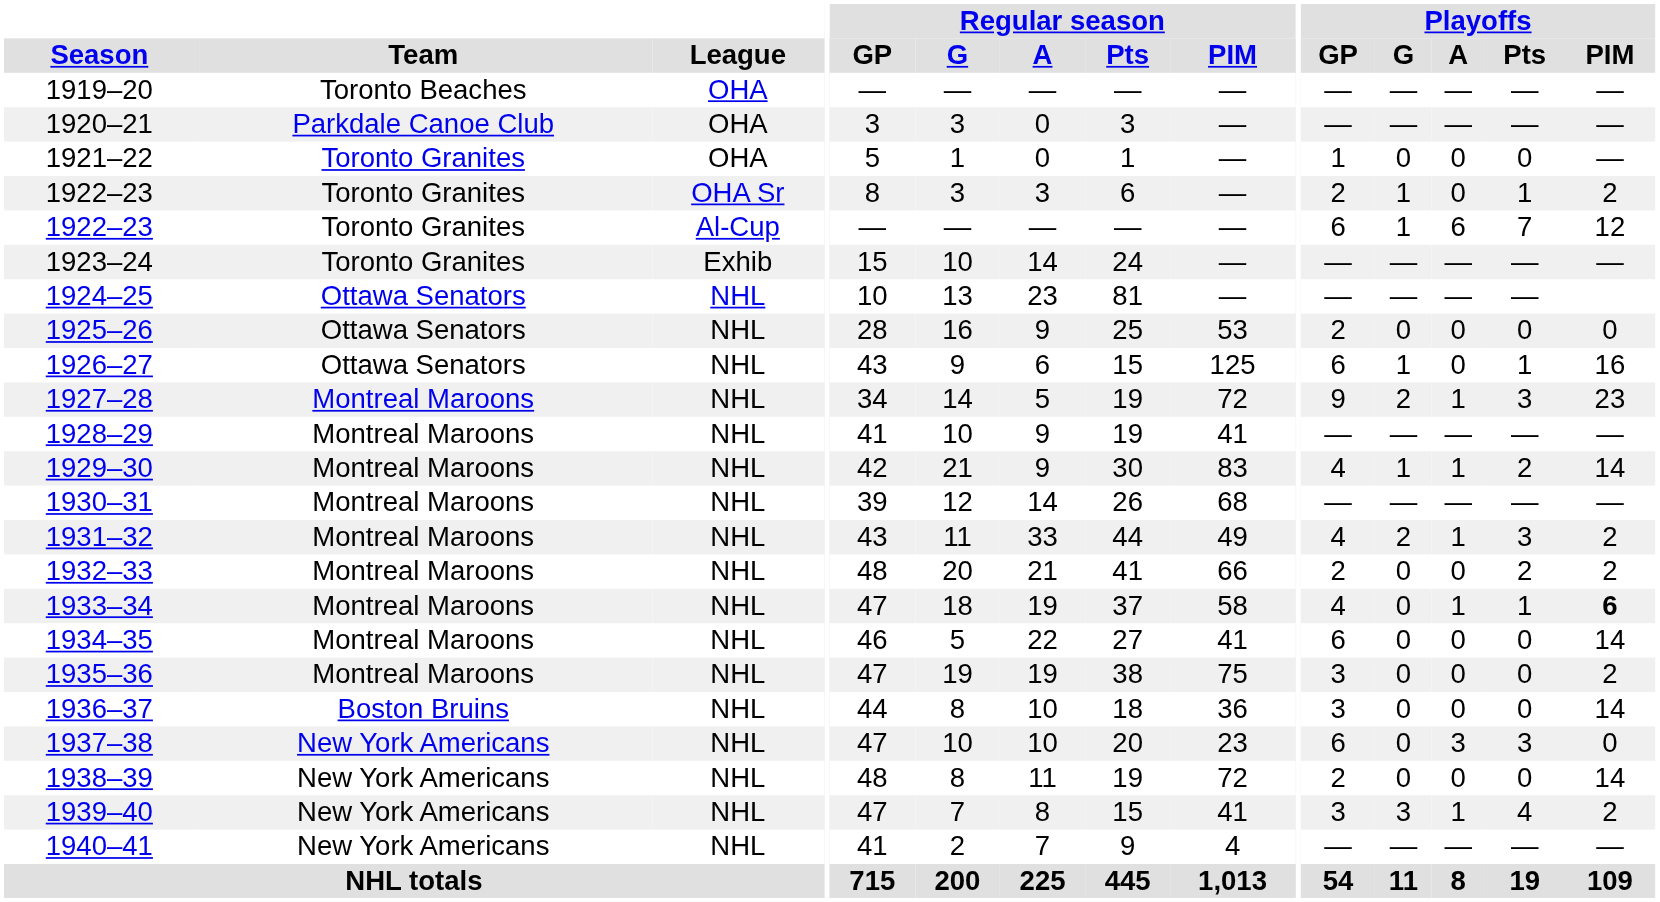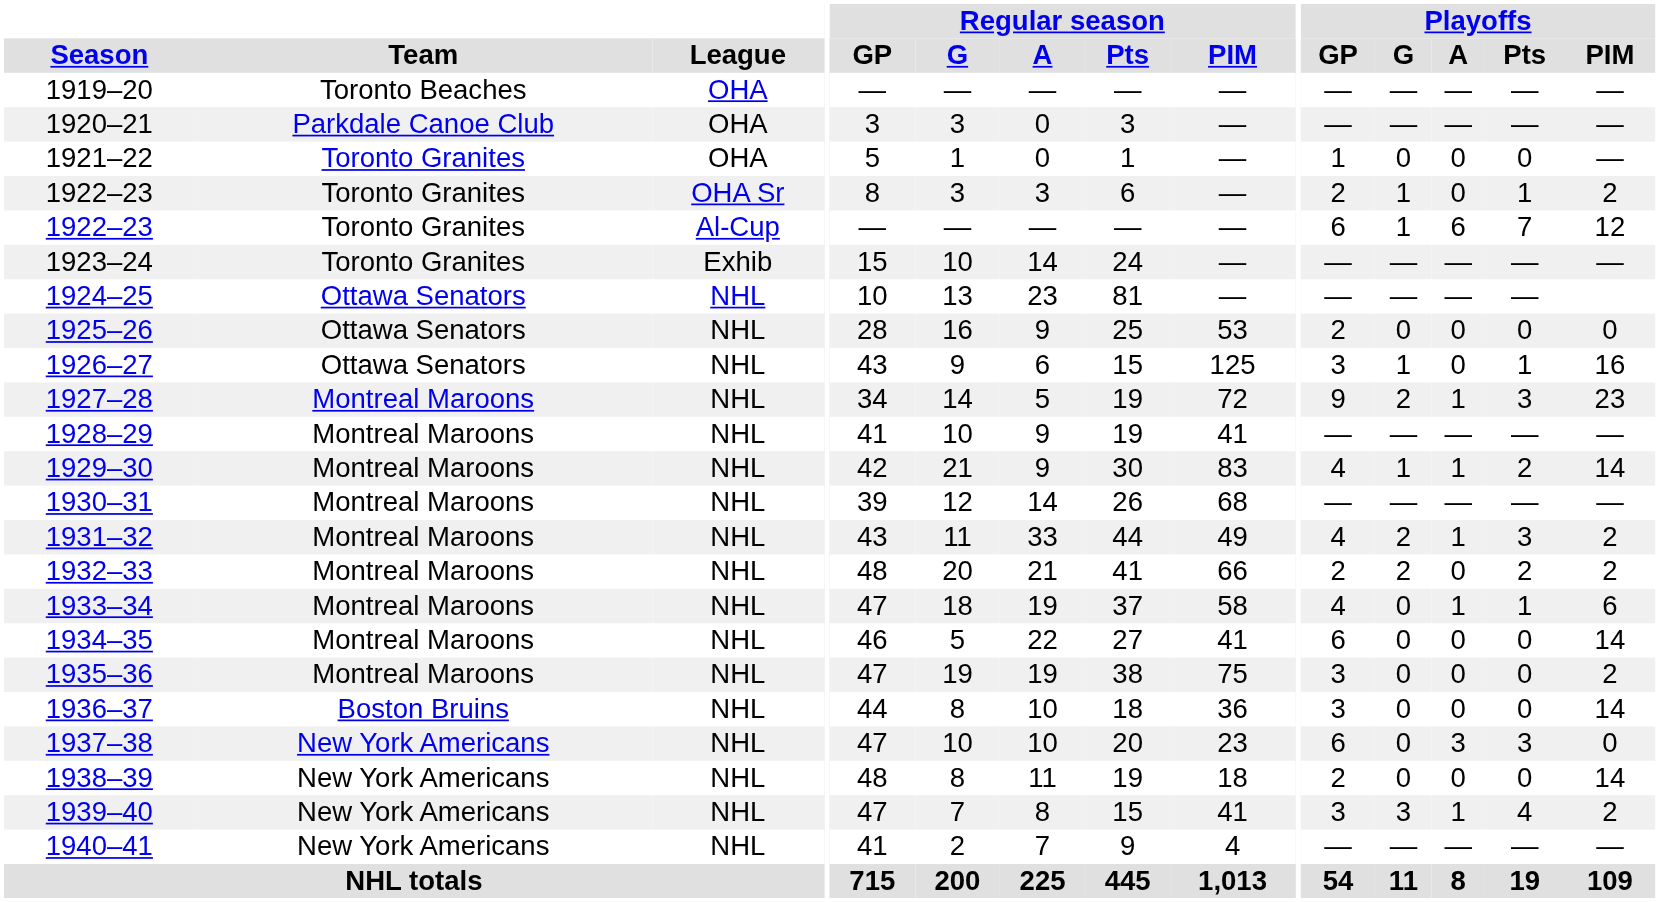(1338, 364) 6 -> (1338, 364) 3
(1403, 571) 0 -> (1403, 571) 2
(1610, 605) bold -> (1610, 605) normal
(1233, 777) 72 -> (1233, 777) 18
